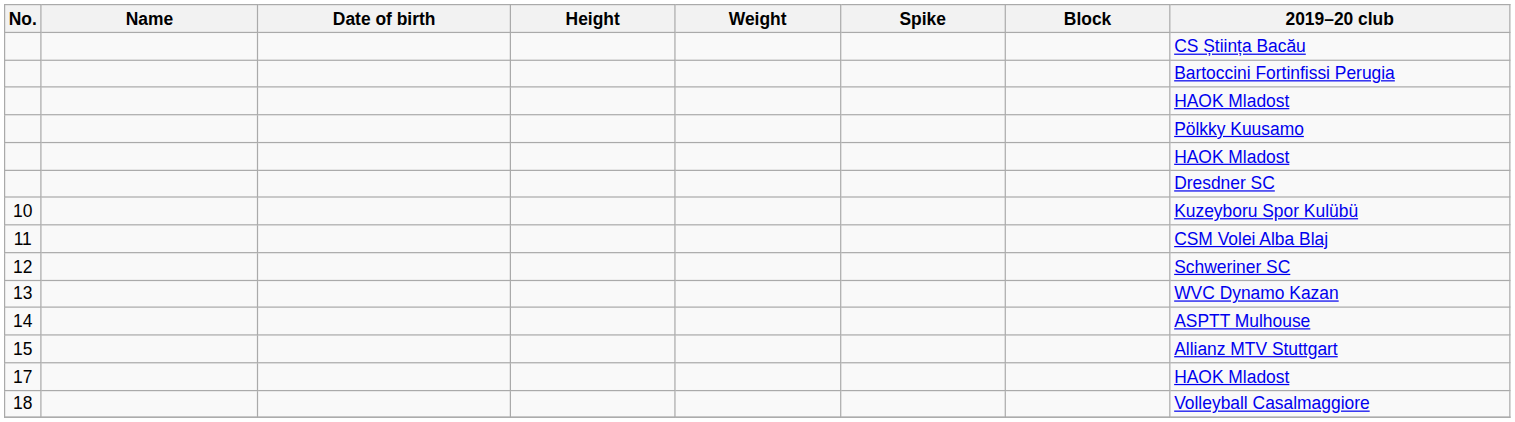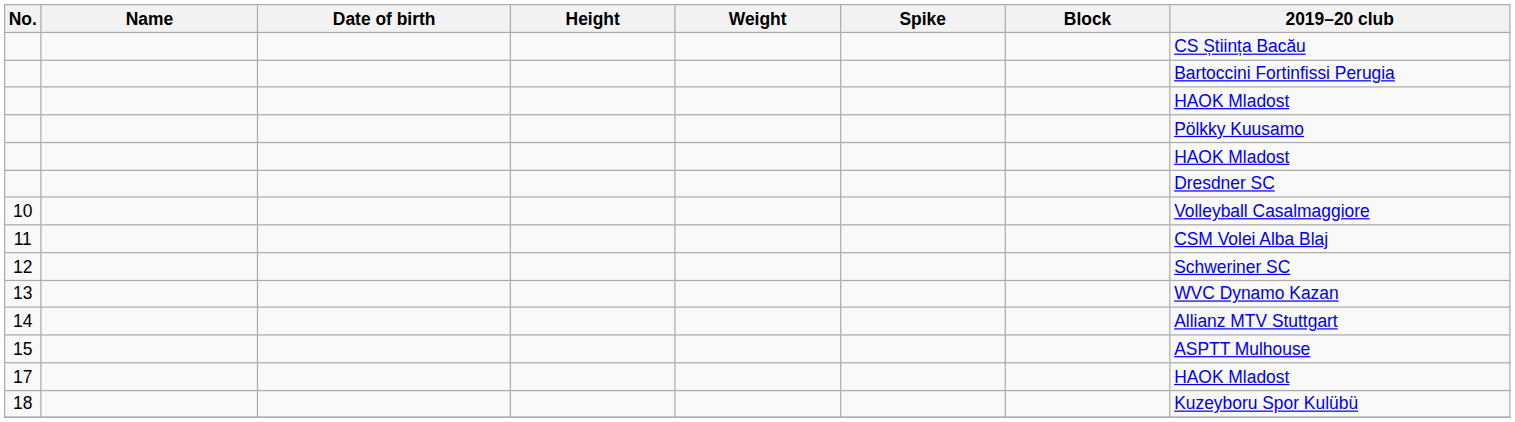(1266, 211) Kuzeyboru Spor Kulübü -> (1272, 211) Volleyball Casalmaggiore
(1242, 322) ASPTT Mulhouse -> (1256, 322) Allianz MTV Stuttgart
(1256, 349) Allianz MTV Stuttgart -> (1242, 349) ASPTT Mulhouse
(1272, 404) Volleyball Casalmaggiore -> (1266, 404) Kuzeyboru Spor Kulübü
